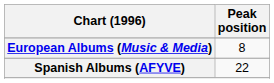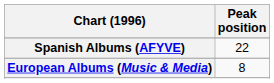rows swapped: (110, 48) <-> (110, 68)
